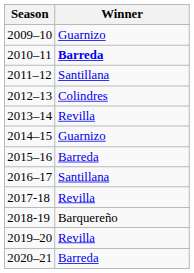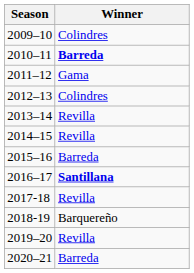(82, 34) Guarnizo -> (83, 34) Colindres
(84, 75) Santillana -> (73, 75) Gama
(82, 136) Guarnizo -> (77, 136) Revilla
(84, 177) normal -> (86, 177) bold
